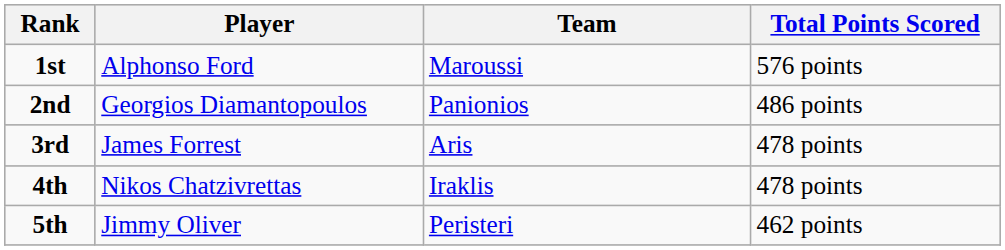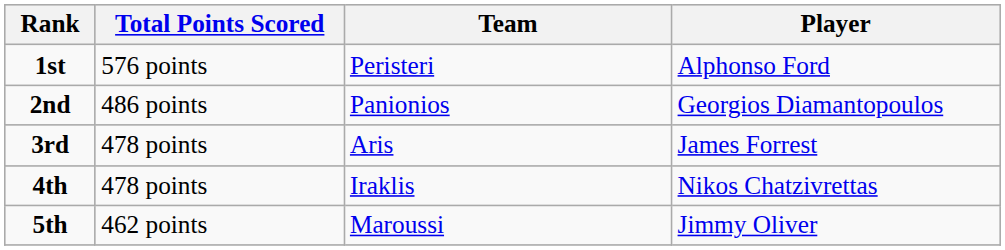columns swapped: (259, 24) <-> (875, 24)
(476, 64) Maroussi -> (392, 64) Peristeri
(471, 225) Peristeri -> (397, 225) Maroussi
